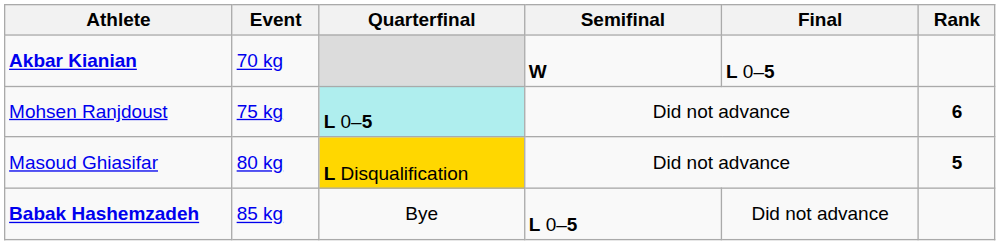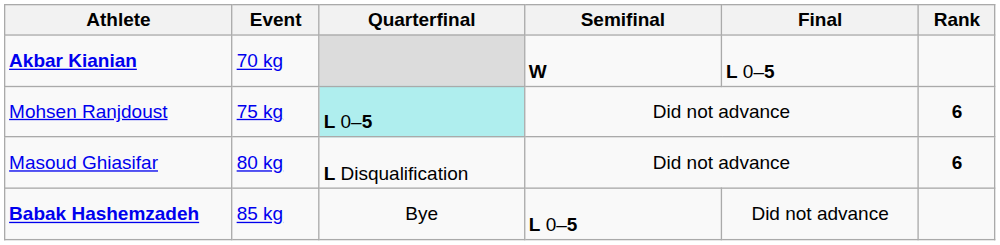(396, 174) gold background -> (396, 174) no background
(957, 163) 5 -> (957, 163) 6
